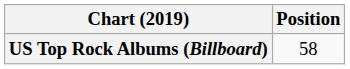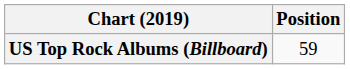(308, 48) 58 -> (308, 48) 59
